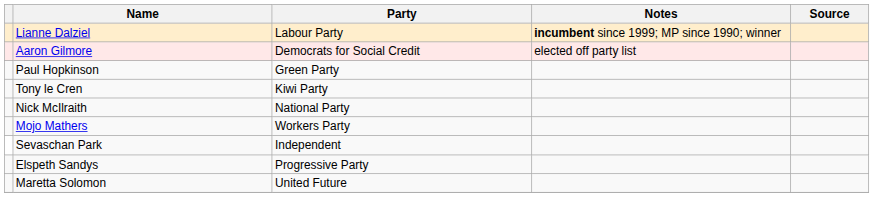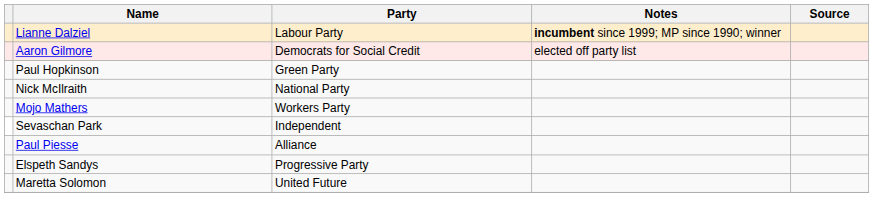- row: (49, 89)
+ row: (47, 145)
